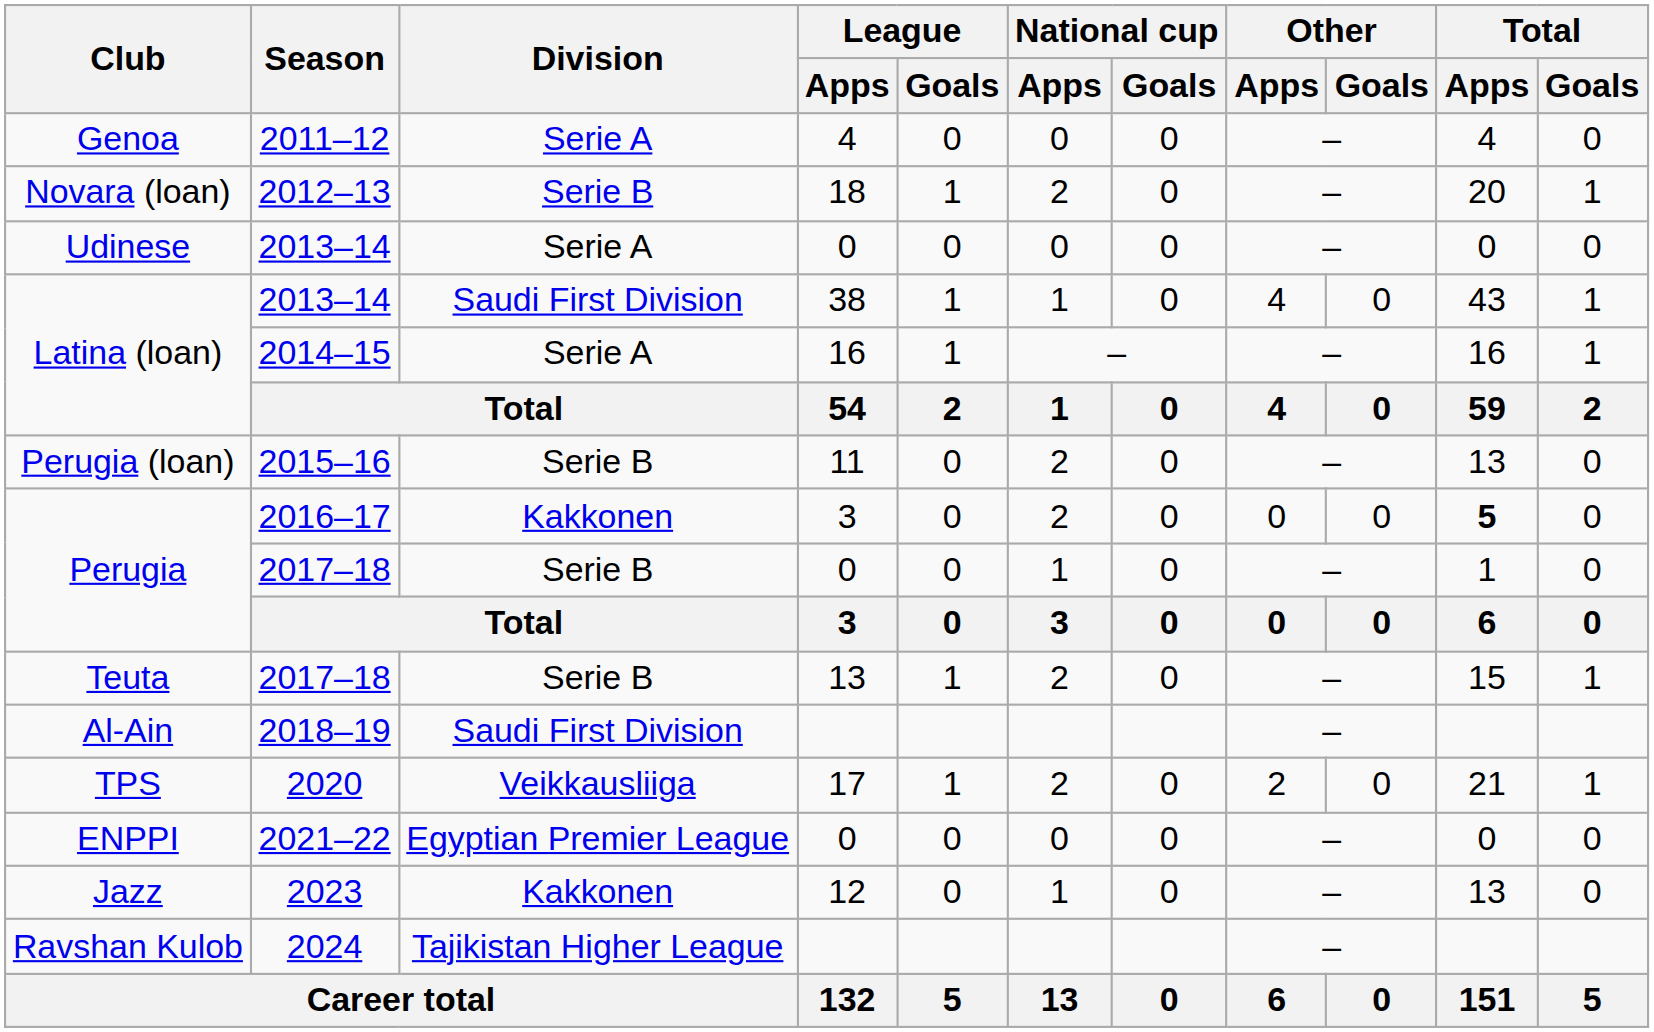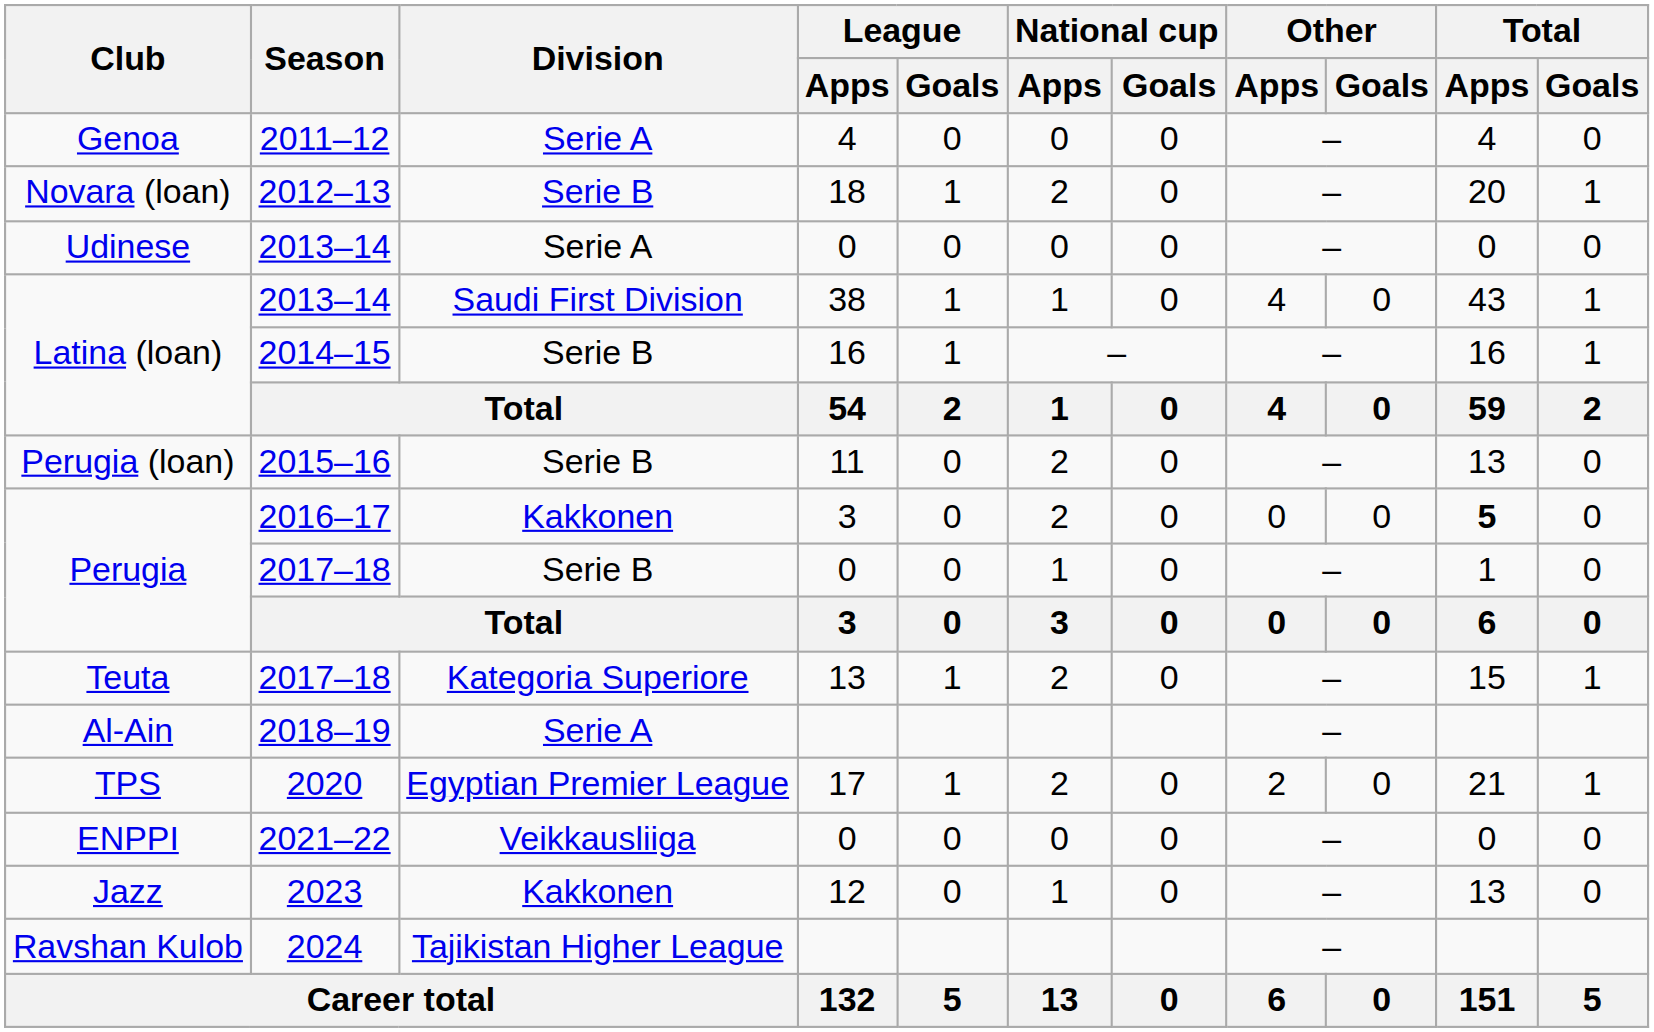(598, 354) Serie A -> (598, 354) Serie B
(598, 676) Serie B -> (598, 676) Kategoria Superiore
(598, 730) Saudi First Division -> (598, 730) Serie A
(598, 784) Veikkausliiga -> (598, 784) Egyptian Premier League
(598, 838) Egyptian Premier League -> (598, 838) Veikkausliiga
